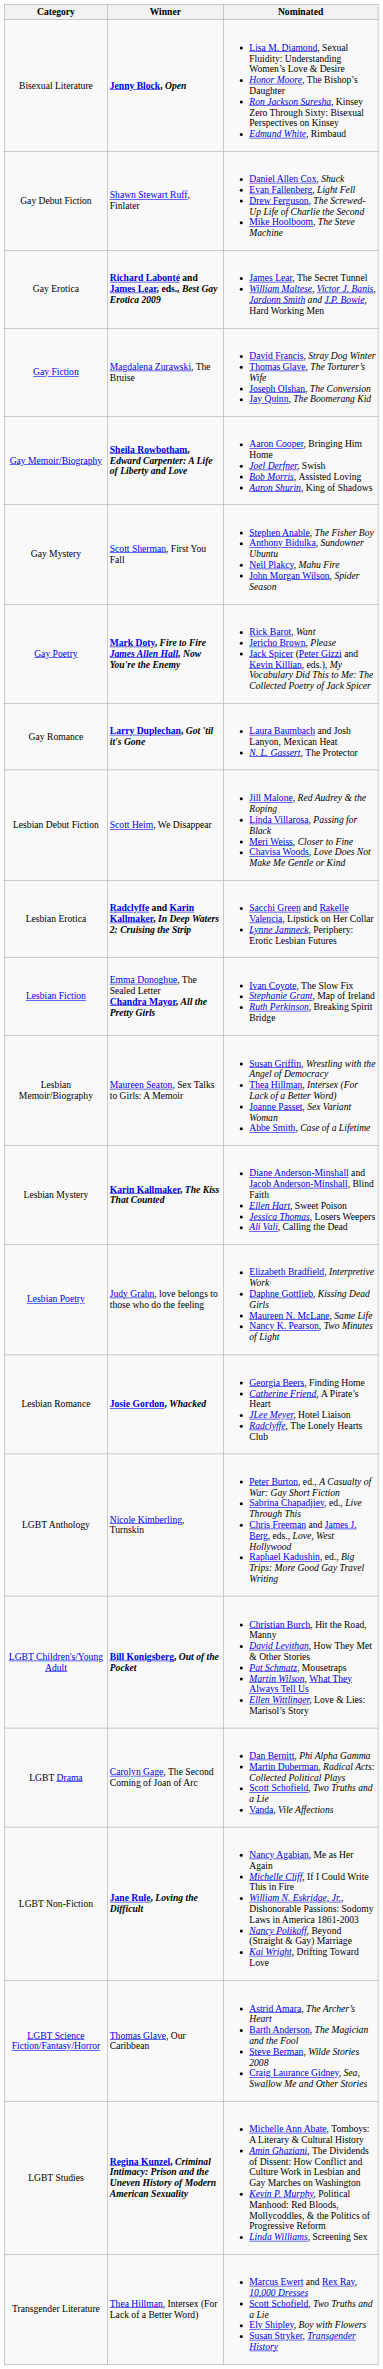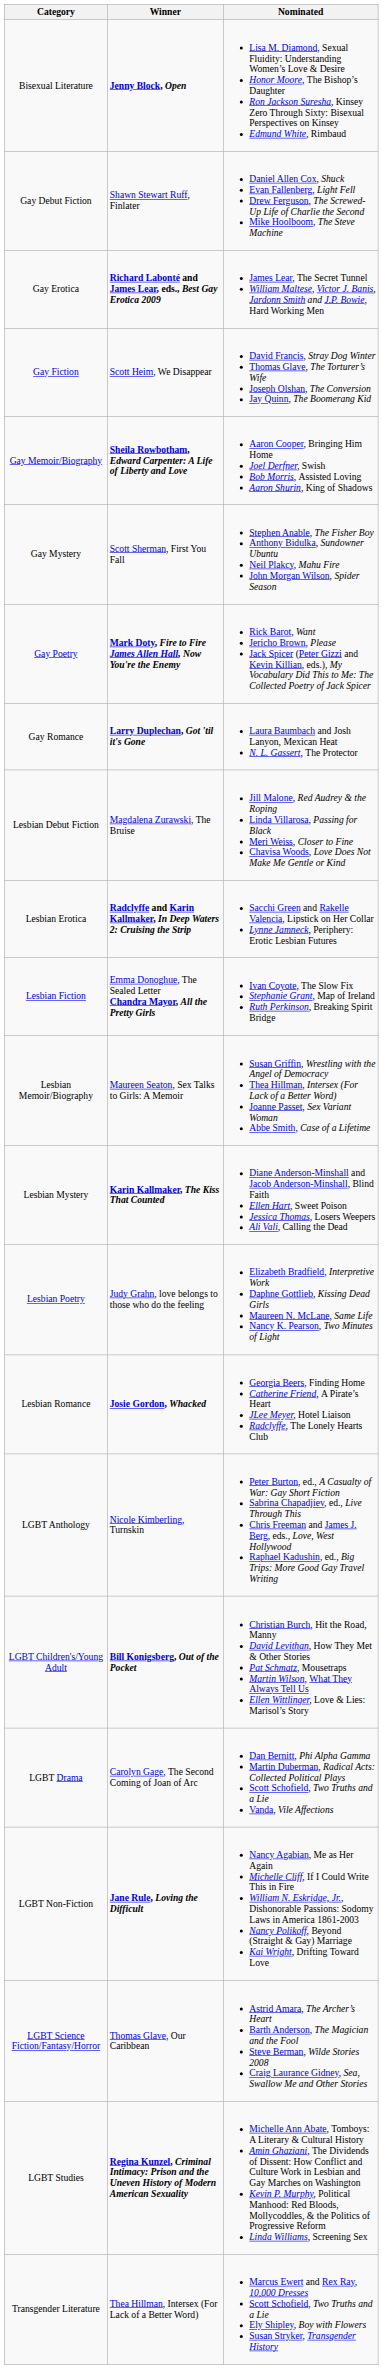(160, 372) Magdalena Zurawski, The Bruise -> (161, 372) Scott Heim, We Disappear
(161, 825) Scott Heim, We Disappear -> (160, 825) Magdalena Zurawski, The Bruise
